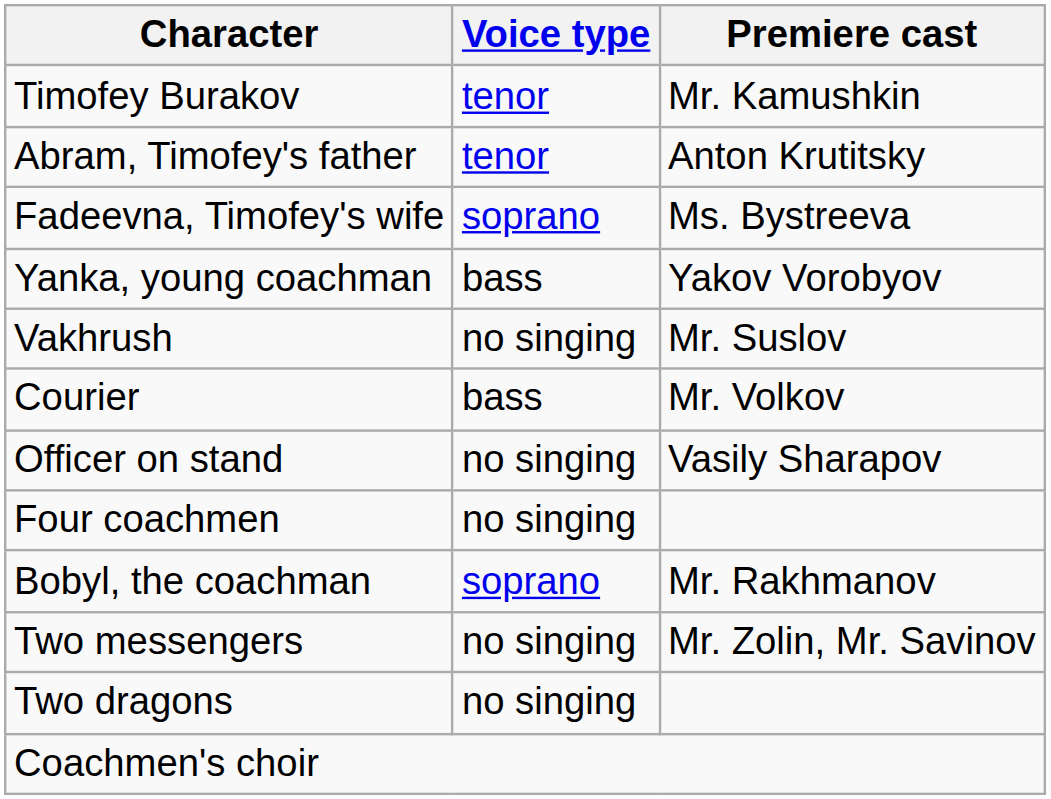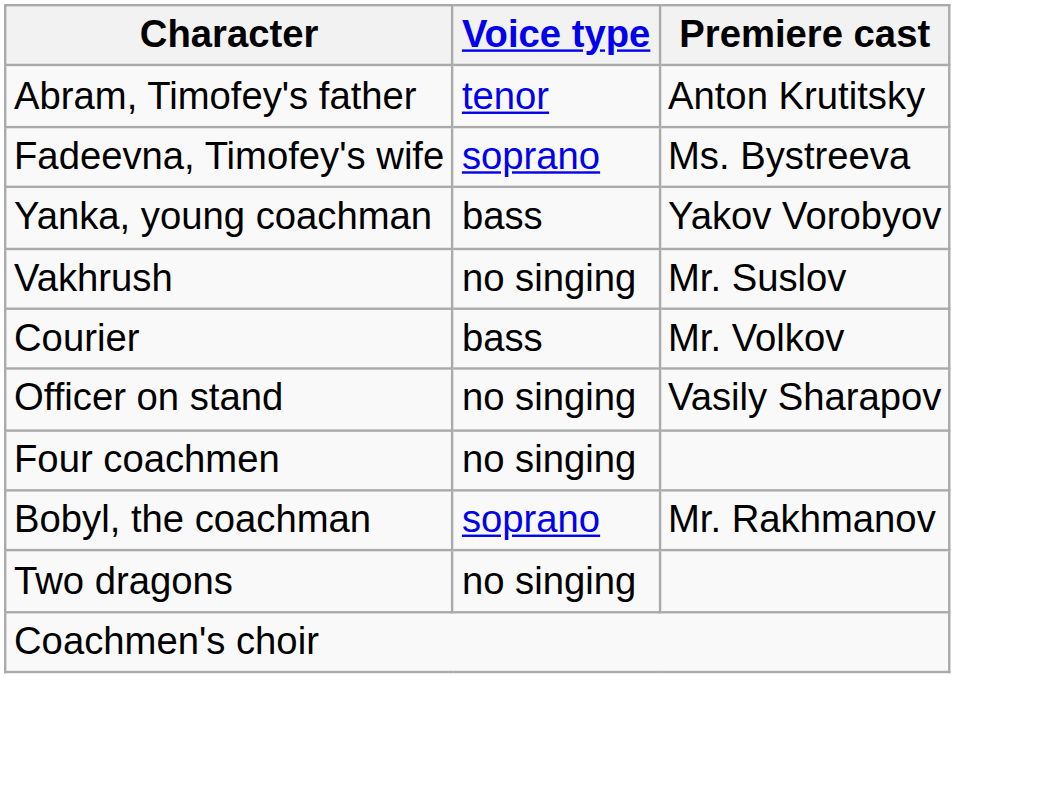- row: (157, 95)
- row: (159, 641)
